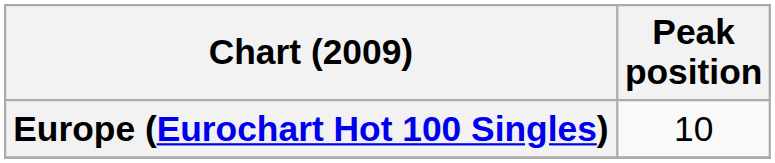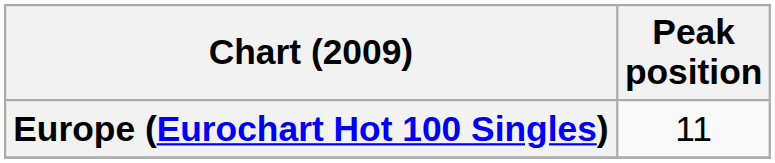(694, 128) 10 -> (694, 128) 11
